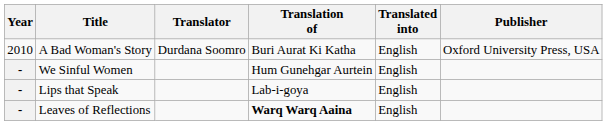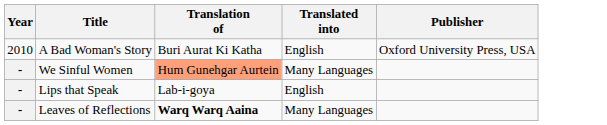- column: (202, 21)
(312, 69) no background -> (218, 69) lightsalmon background
(398, 69) English -> (329, 69) Many Languages
(398, 110) English -> (329, 110) Many Languages
